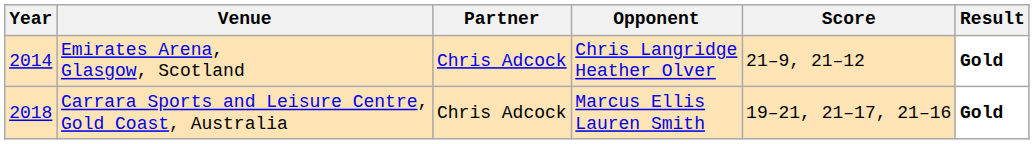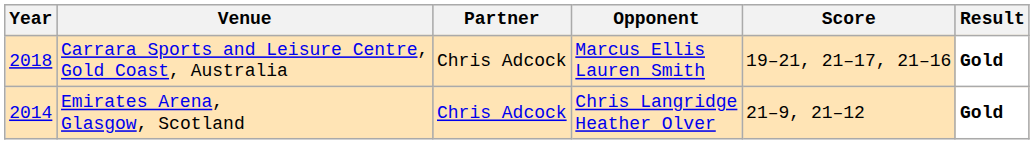rows swapped: (153, 61) <-> (245, 112)
